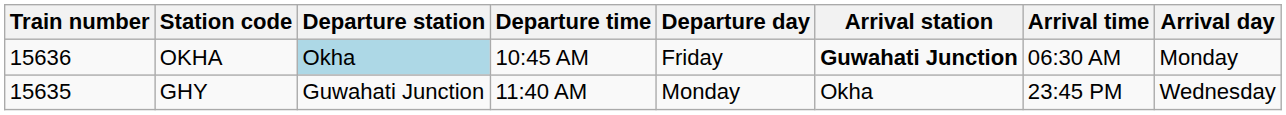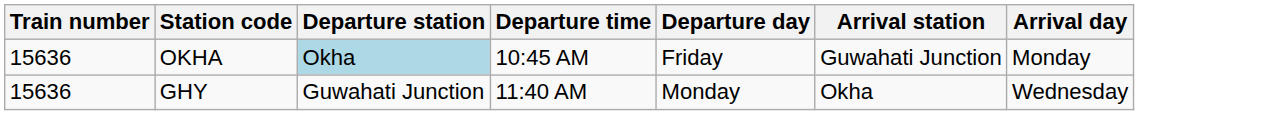- column: (1089, 22)
(919, 57) bold -> (911, 57) normal
(40, 92) 15635 -> (40, 92) 15636
